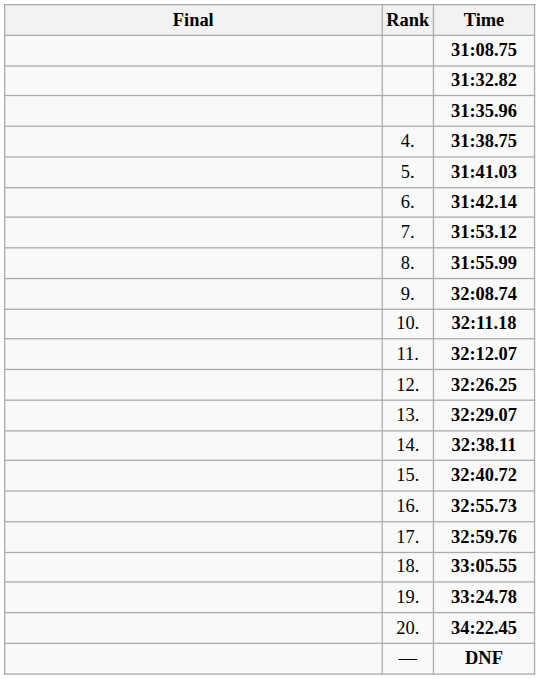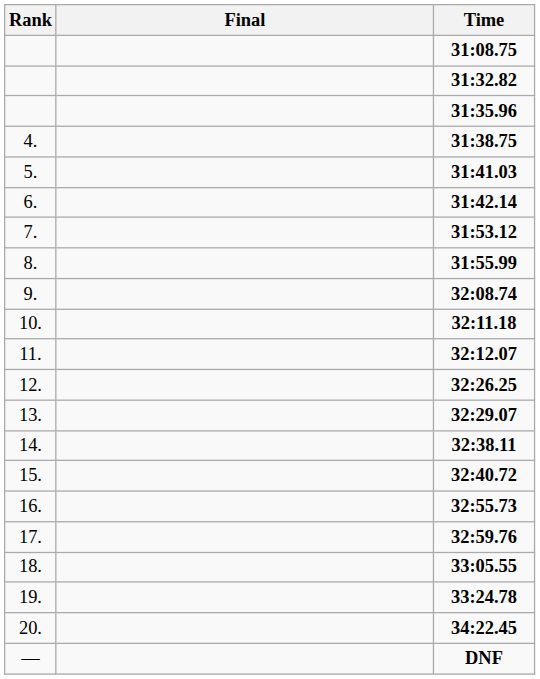columns swapped: (408, 20) <-> (193, 20)
